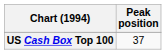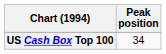(138, 40) 37 -> (138, 40) 34
